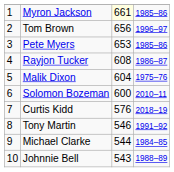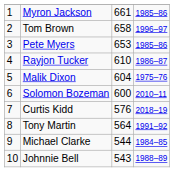(123, 12) lightyellow background -> (123, 12) no background
(123, 28) 656 -> (123, 28) 658
(123, 61) 608 -> (123, 61) 610
(123, 126) 546 -> (123, 126) 564
